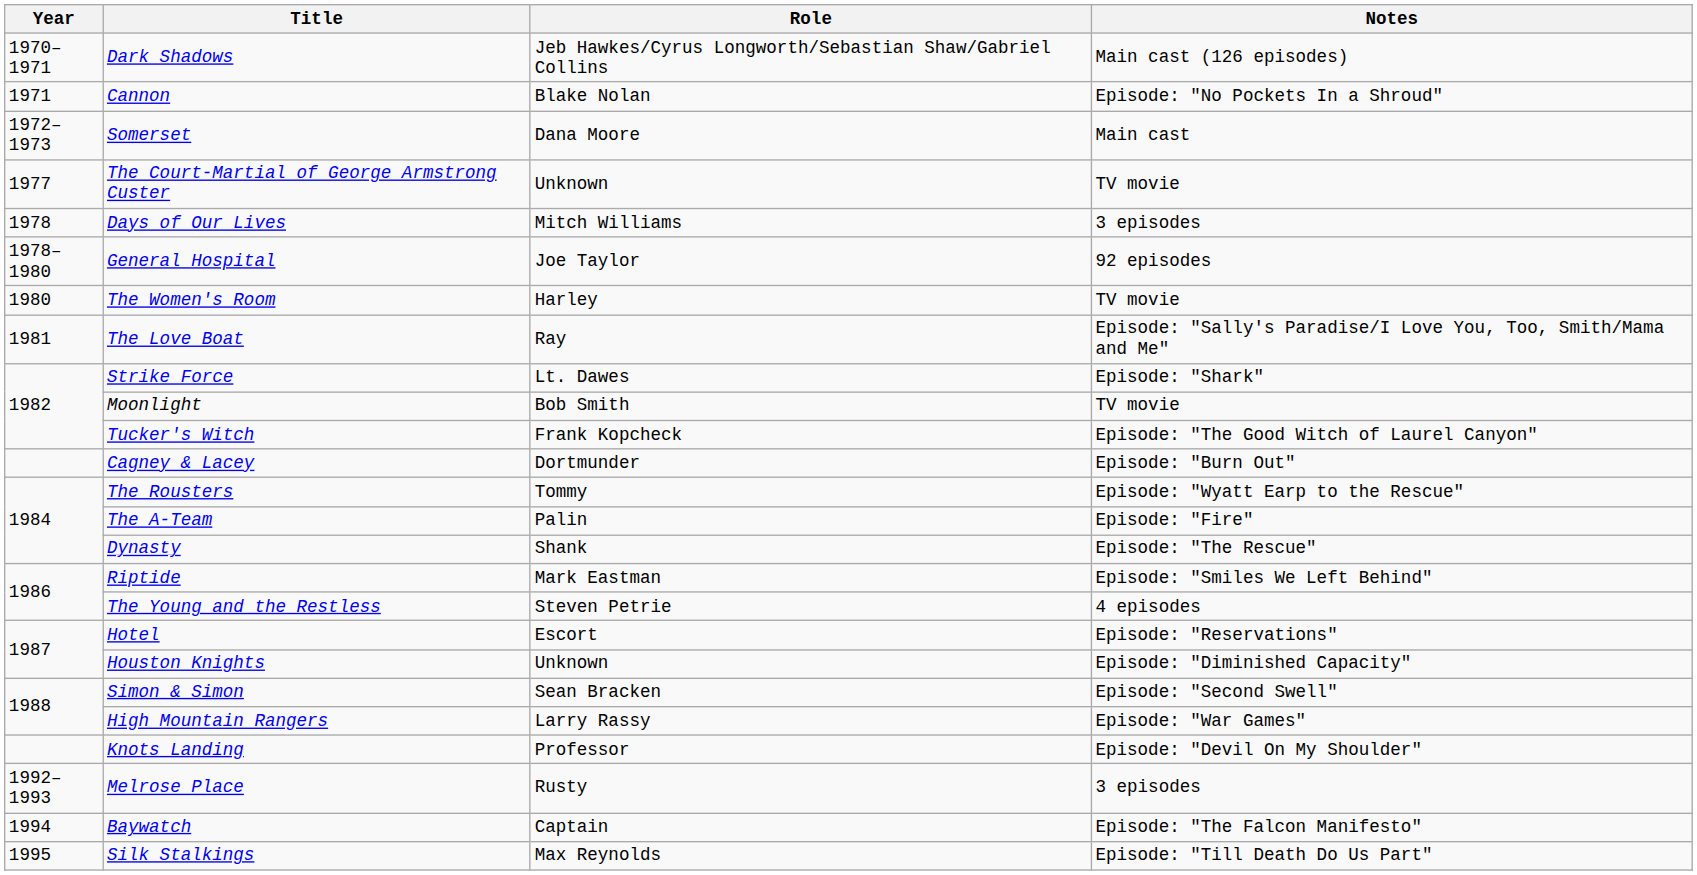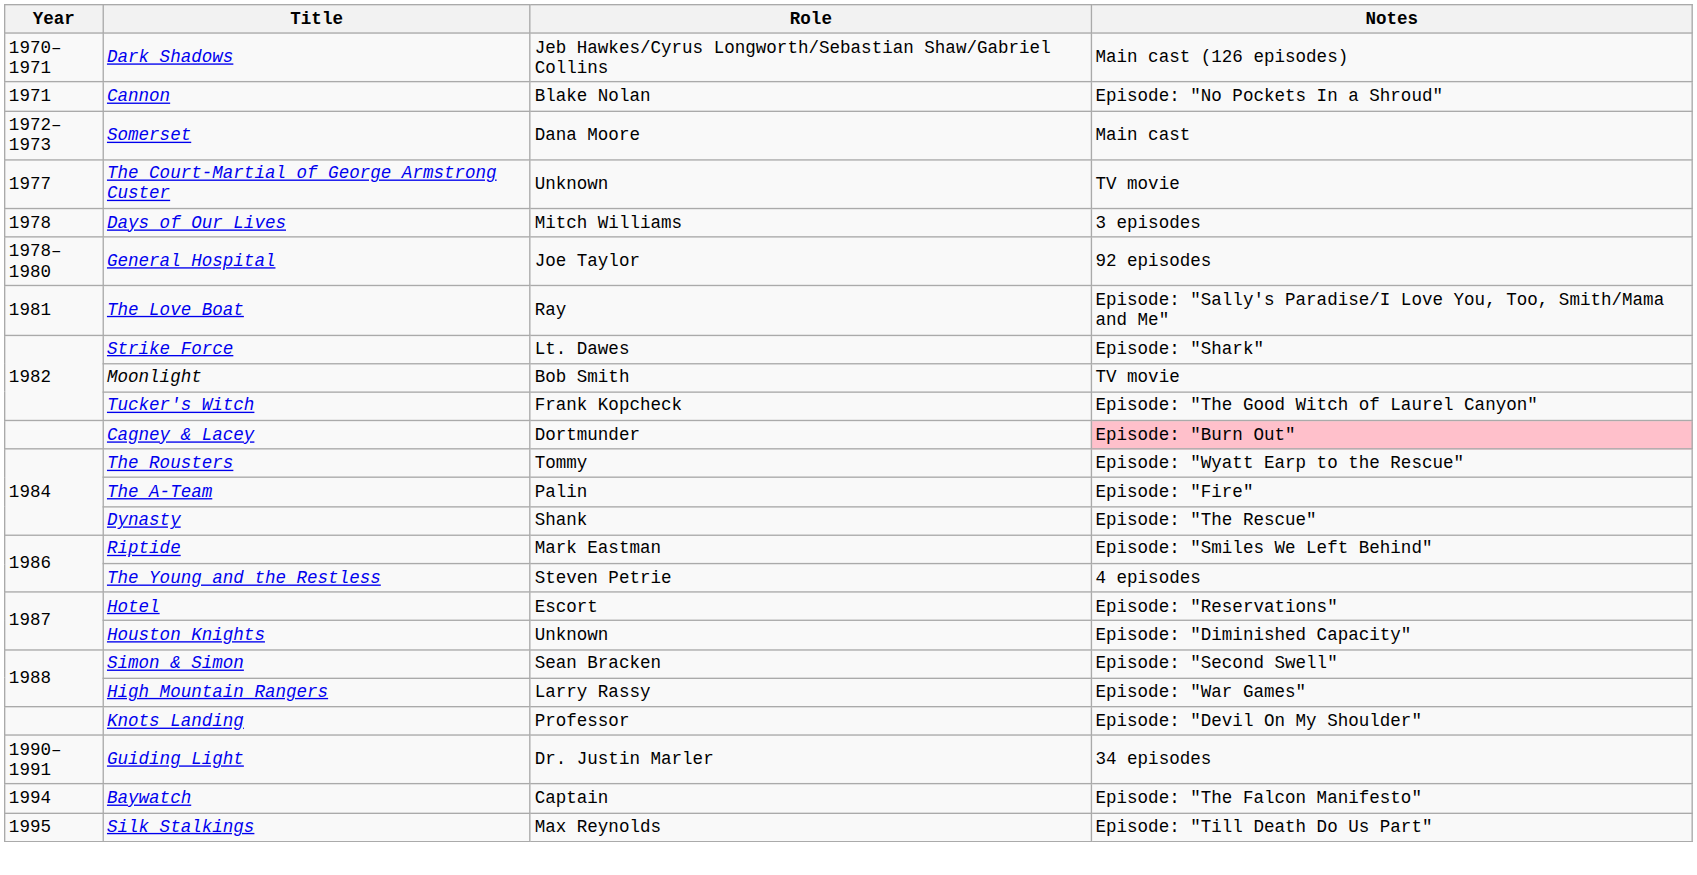- row: (191, 300)
(1196, 463) no background -> (1196, 435) pink background
+ row: (175, 760)
- row: (175, 788)
